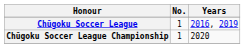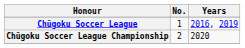(179, 37) 1 -> (179, 37) 2
